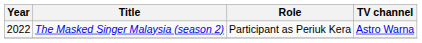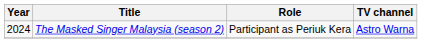(19, 29) 2022 -> (19, 29) 2024
